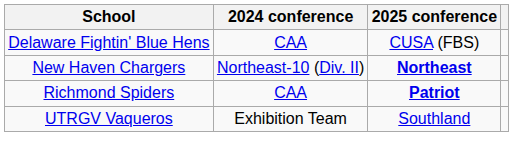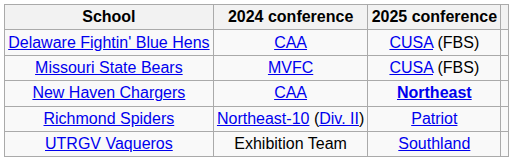+ row: (109, 67)
(291, 67) Northeast-10 (Div. II) -> (291, 93) CAA
(291, 93) CAA -> (291, 118) Northeast-10 (Div. II)
(434, 93) bold -> (434, 118) normal
